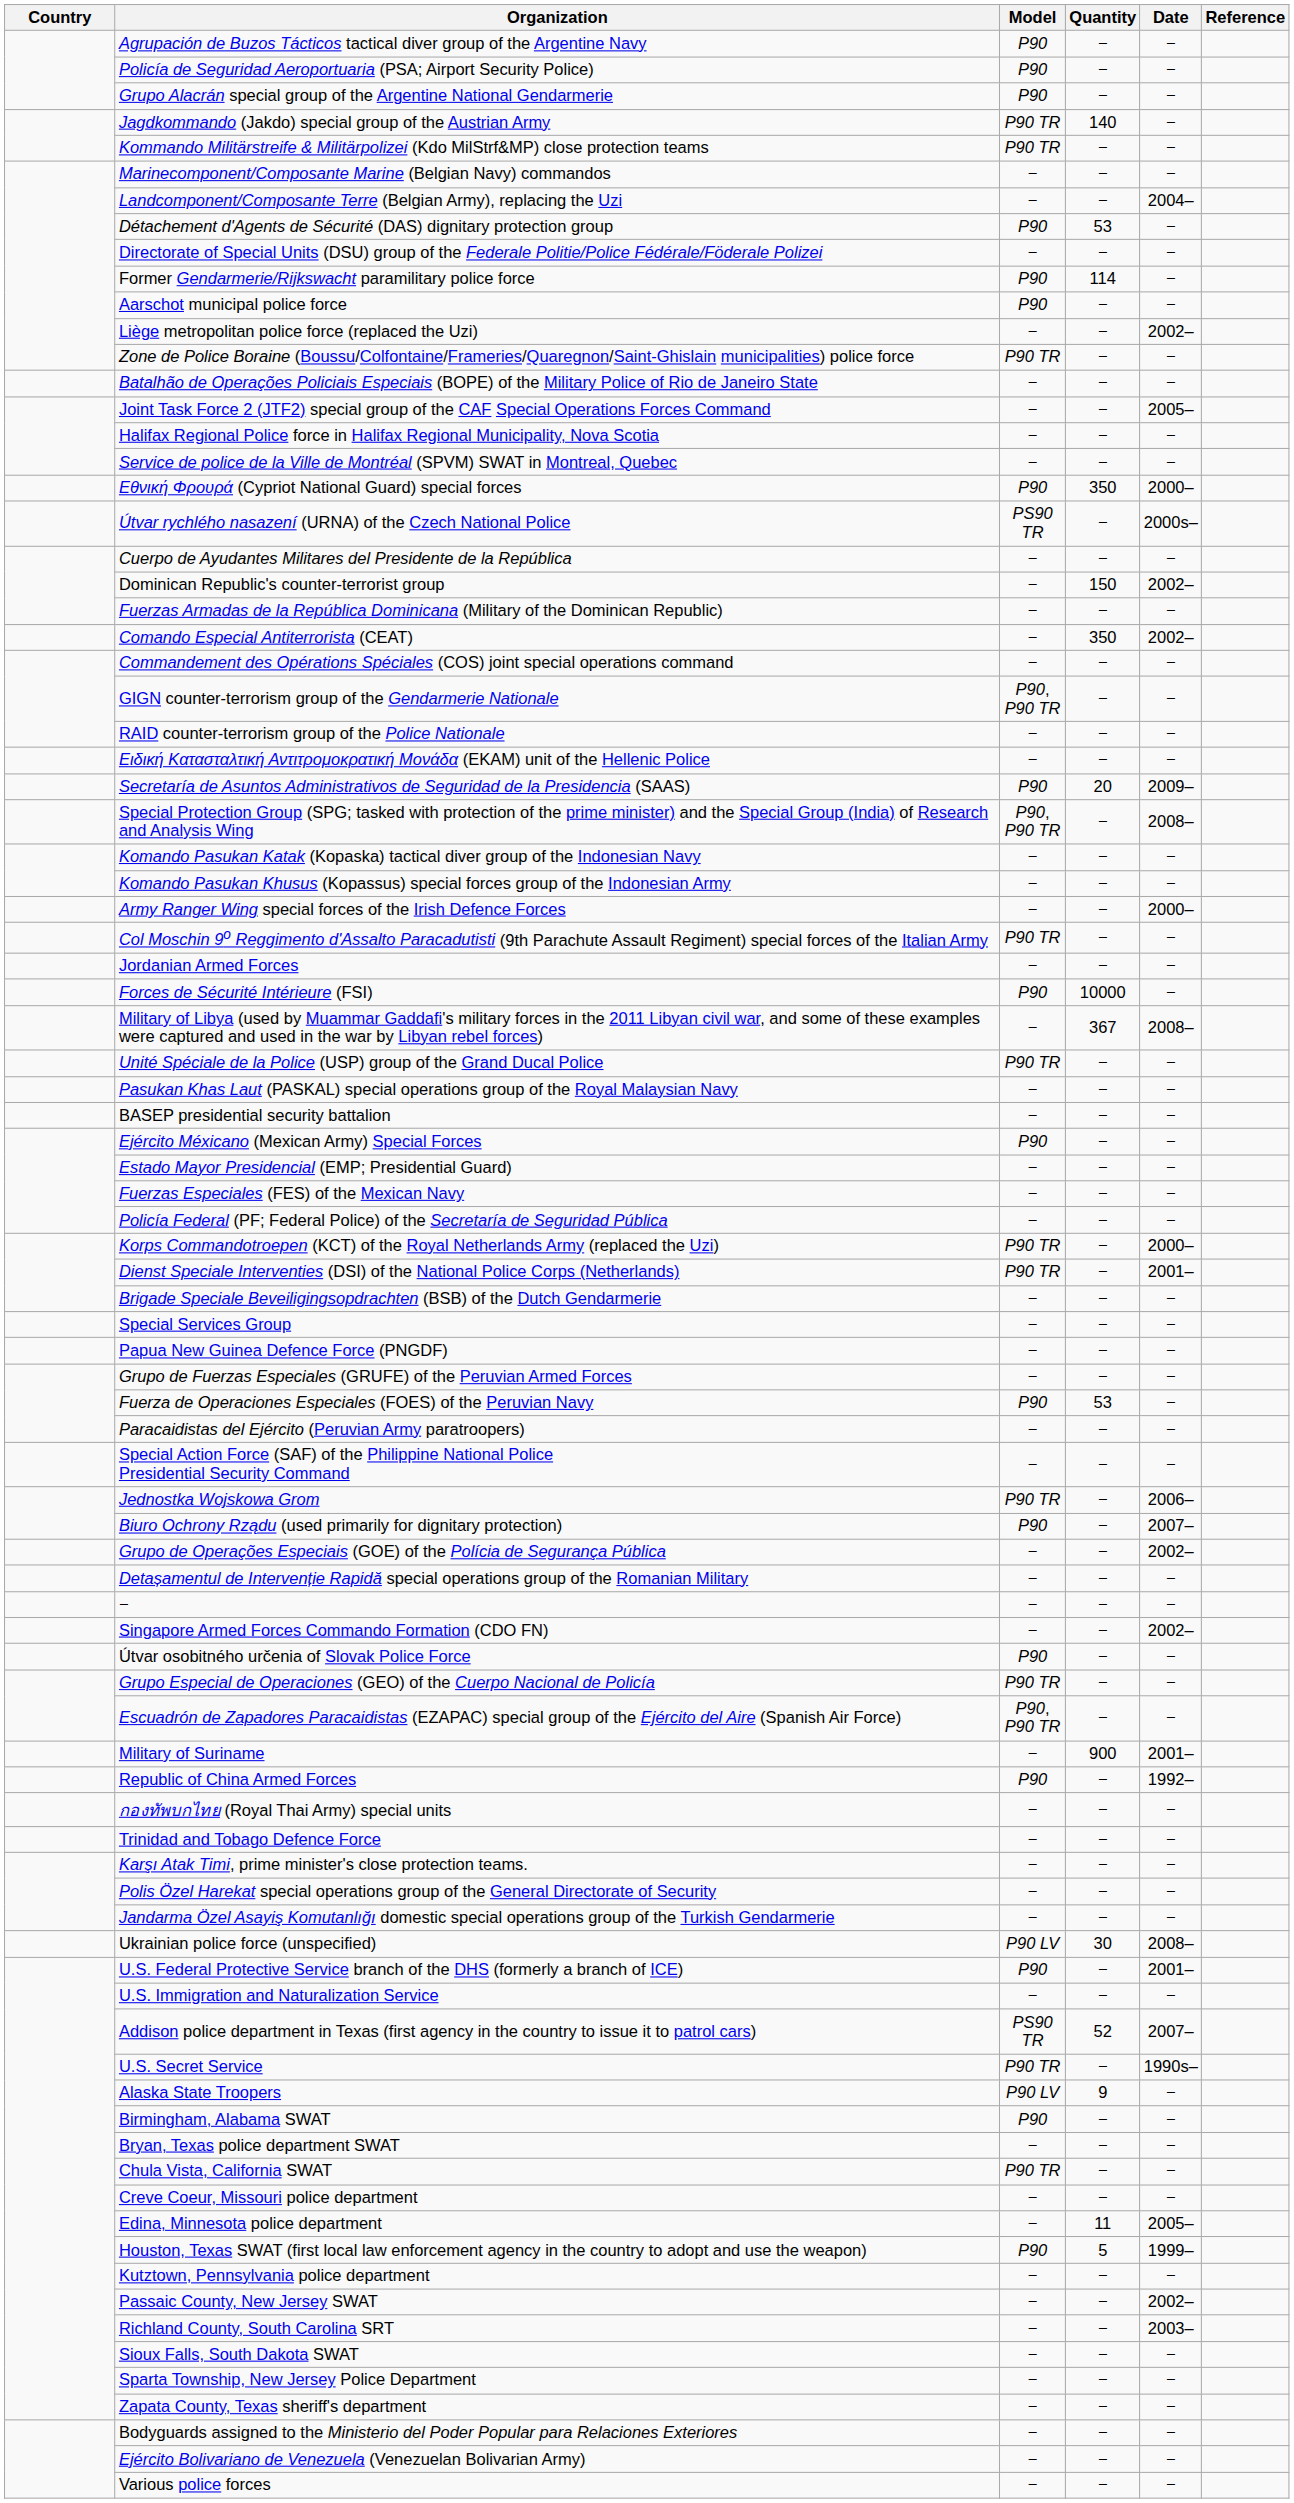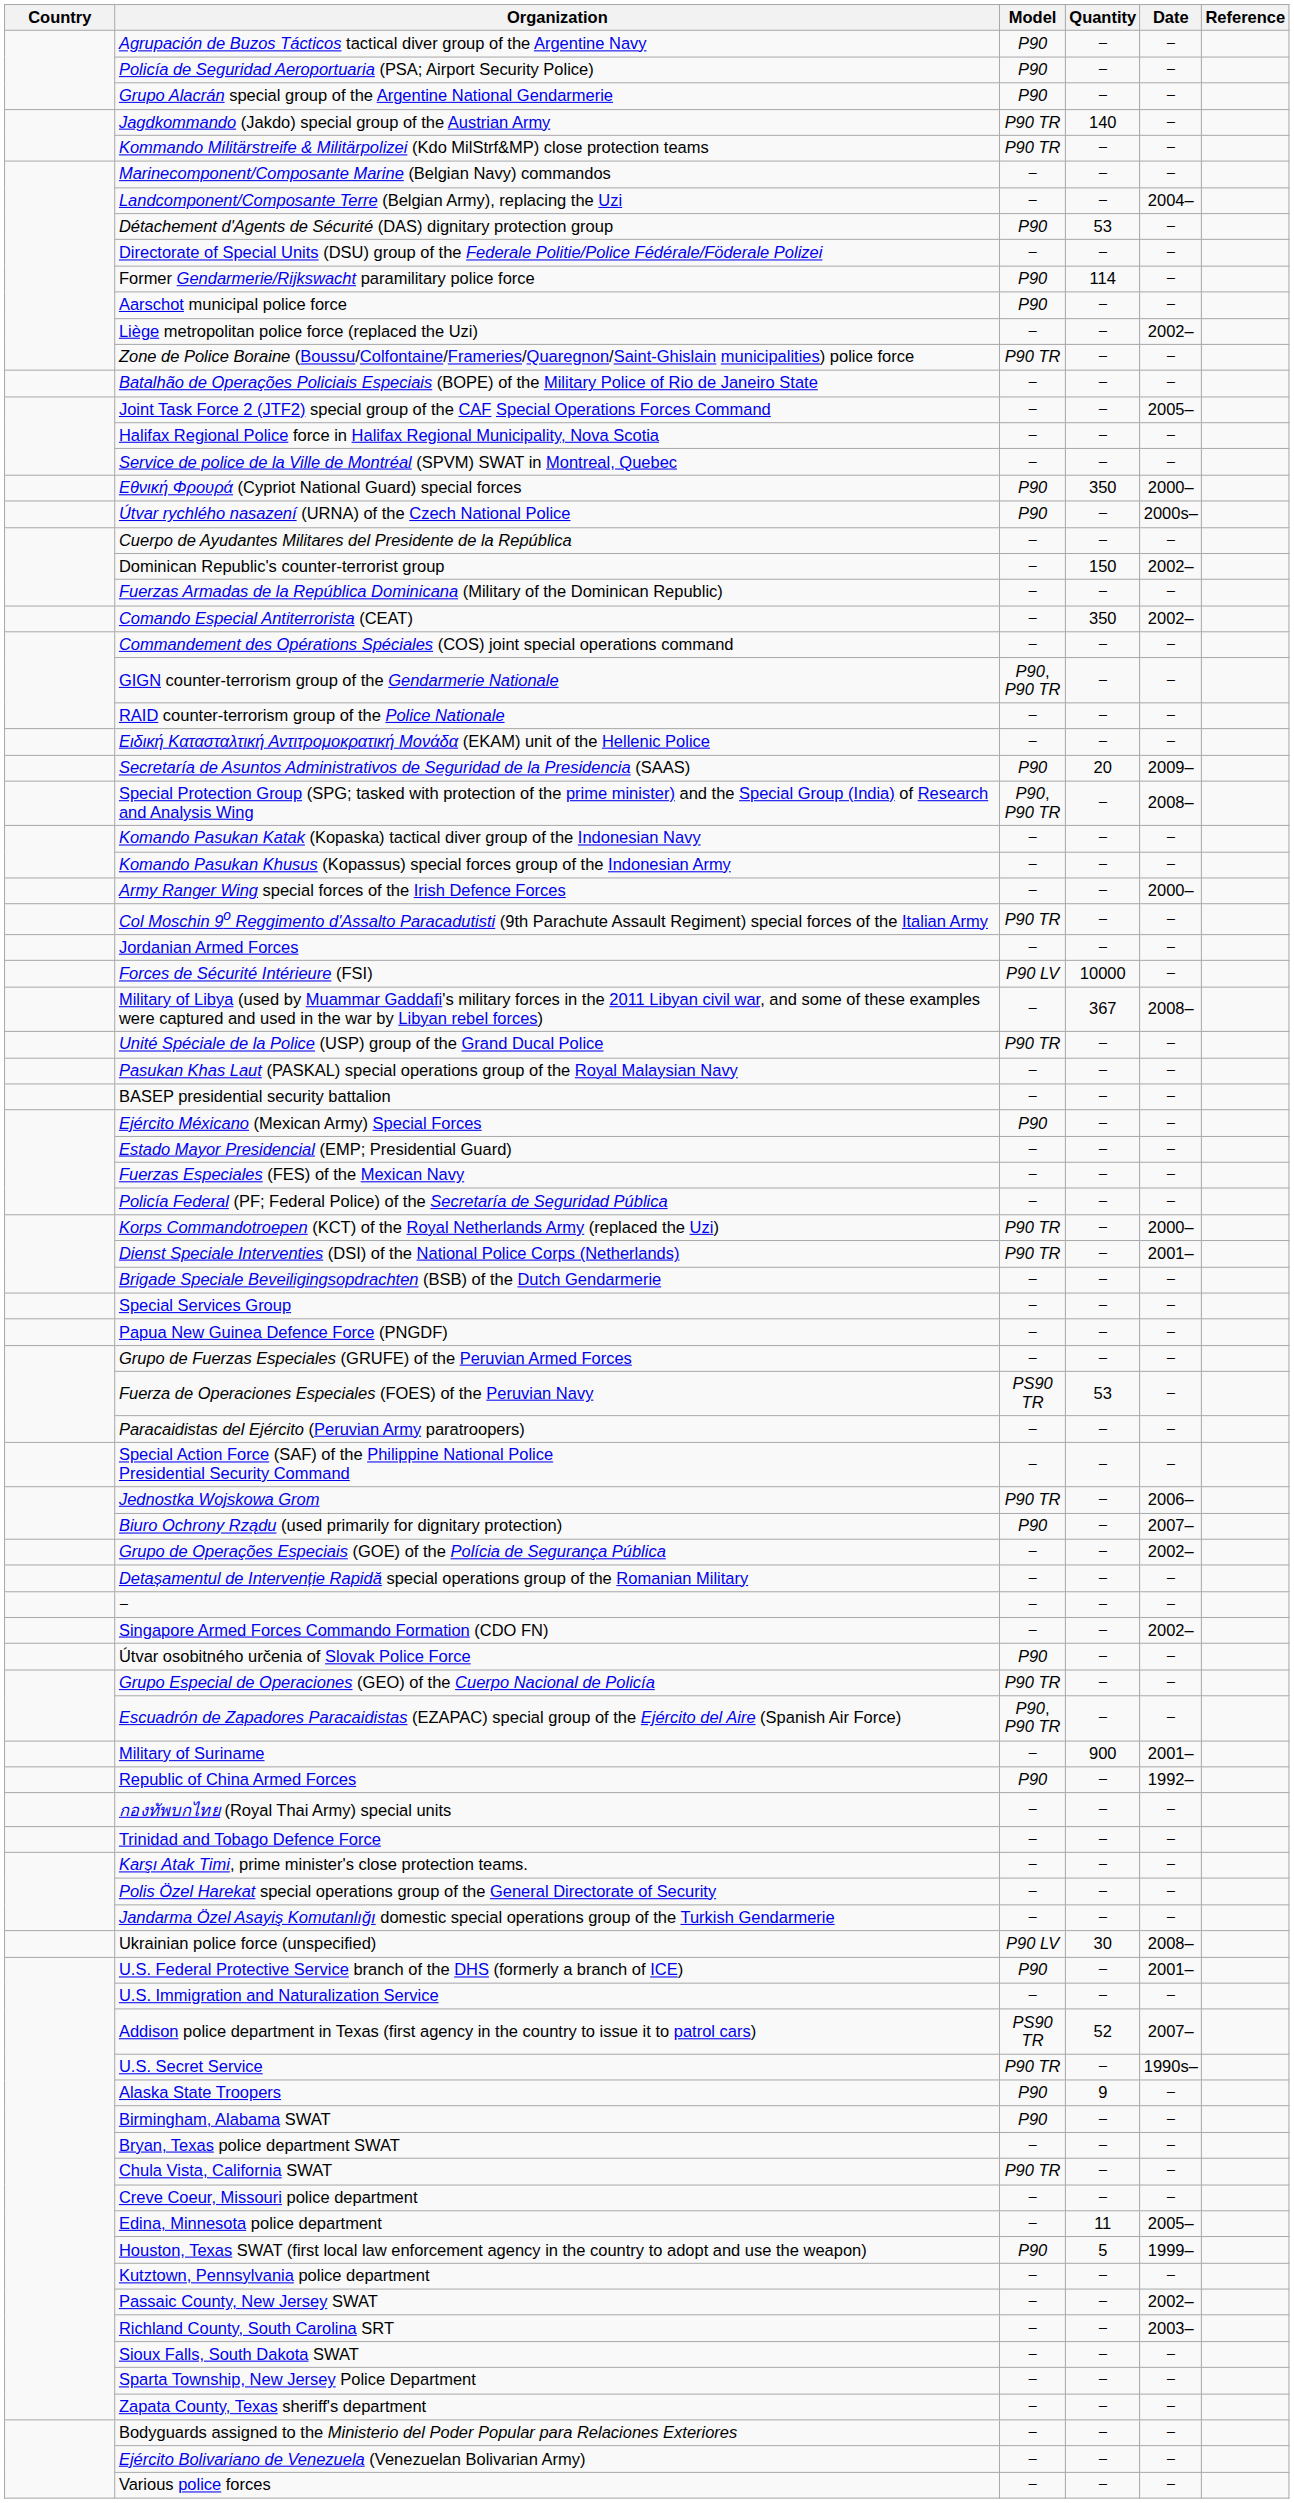(1033, 523) PS90 TR -> (1033, 514) P90
(1033, 992) P90 -> (1033, 973) P90 LV
(1033, 1402) P90 -> (1033, 1393) PS90 TR
(1033, 2093) P90 LV -> (1033, 2093) P90
